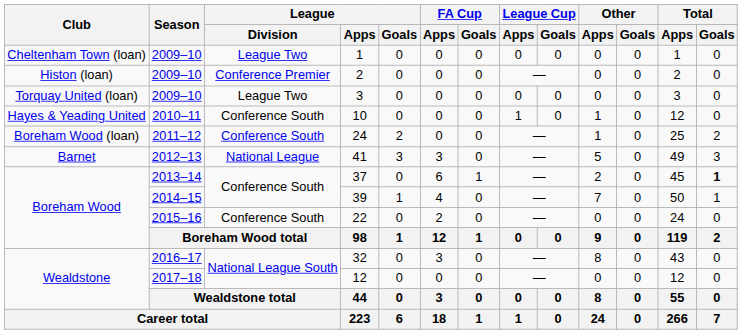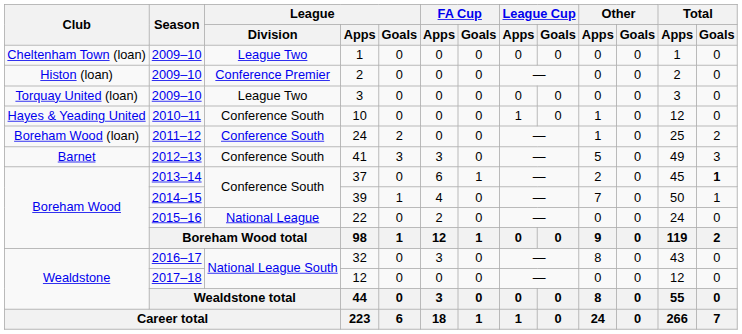(273, 156) National League -> (273, 156) Conference South
(273, 217) Conference South -> (273, 217) National League
